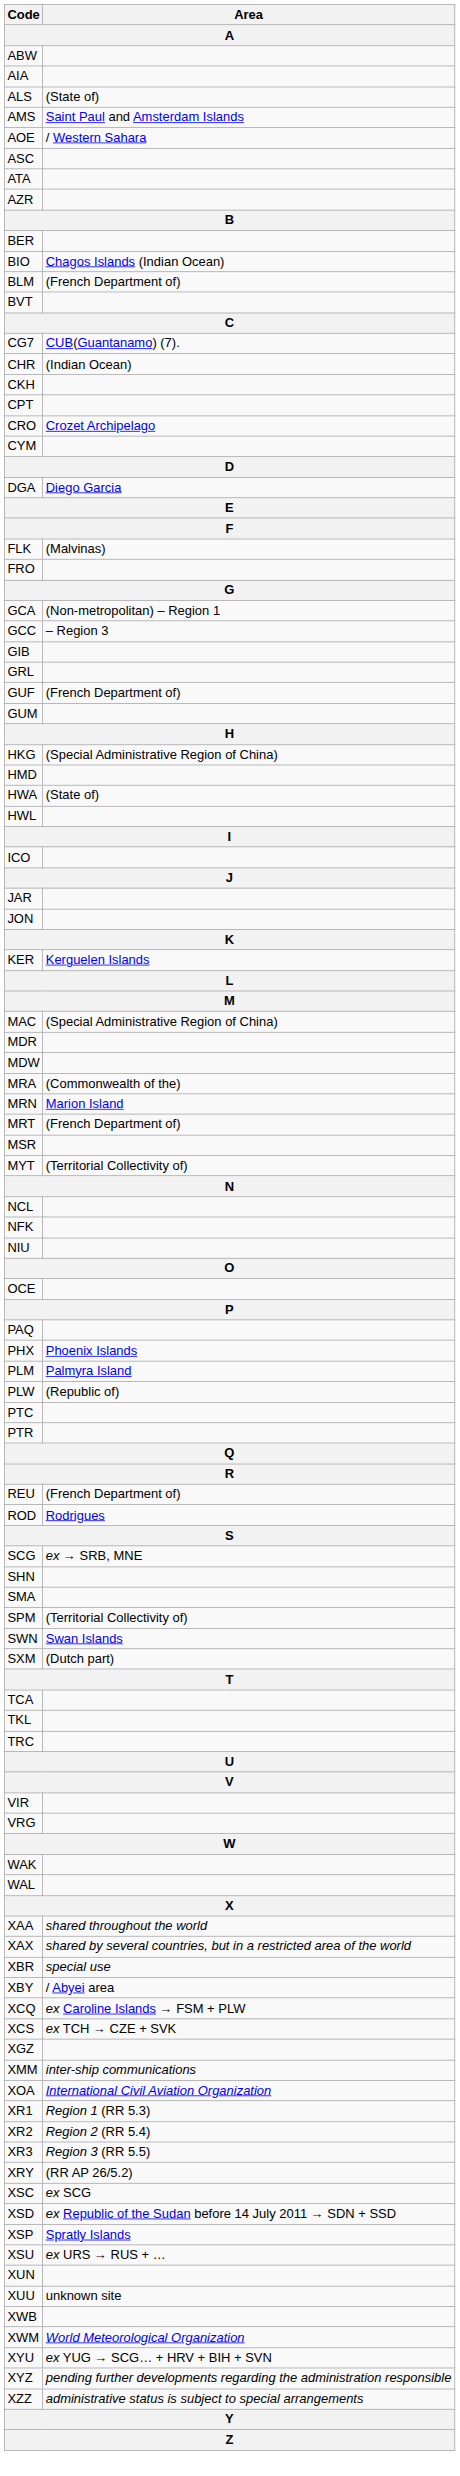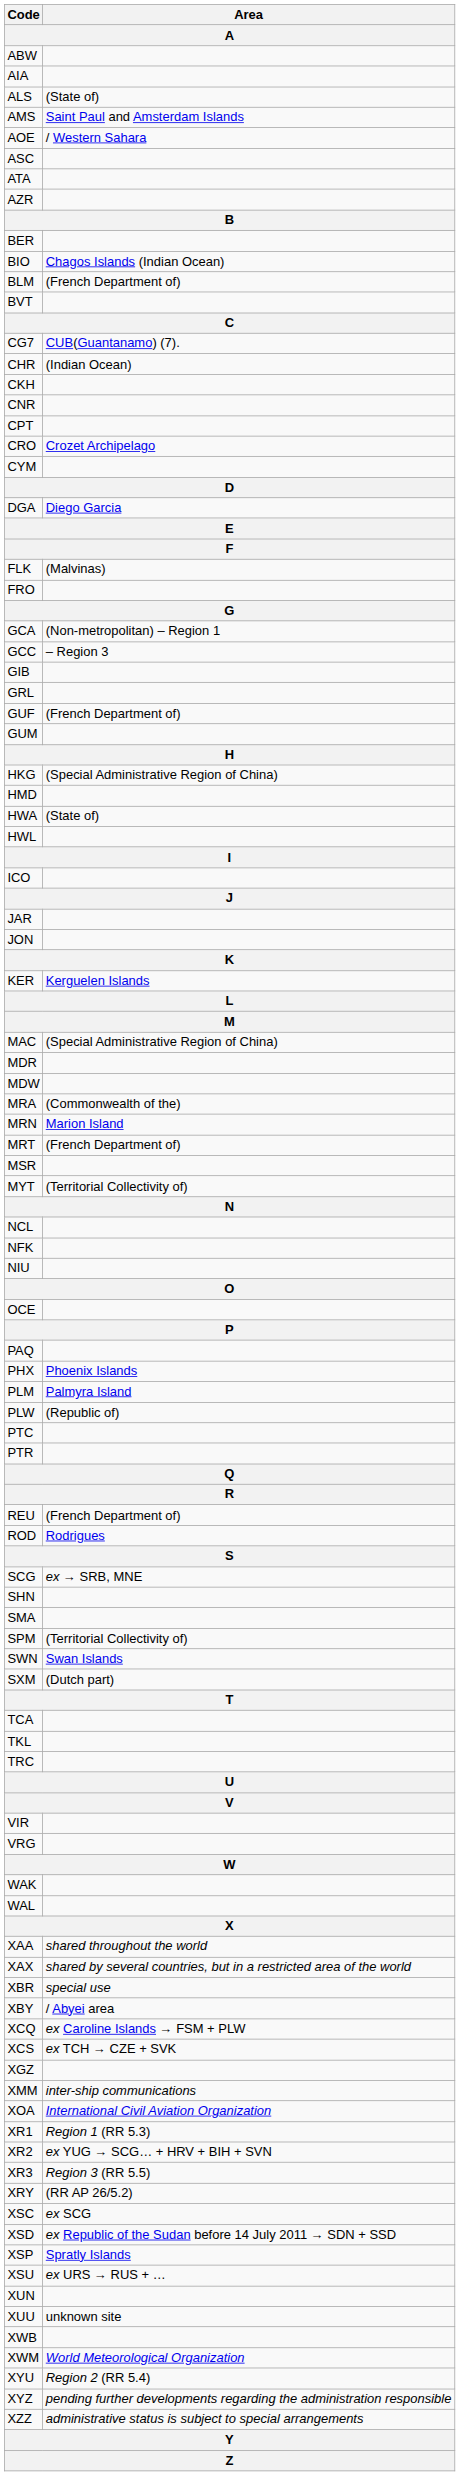+ row: (21, 405)
(98, 2131) Region 2 (RR 5.4) -> (159, 2152) ex YUG → SCG… + HRV + BIH + SVN
(159, 2357) ex YUG → SCG… + HRV + BIH + SVN -> (98, 2378) Region 2 (RR 5.4)
